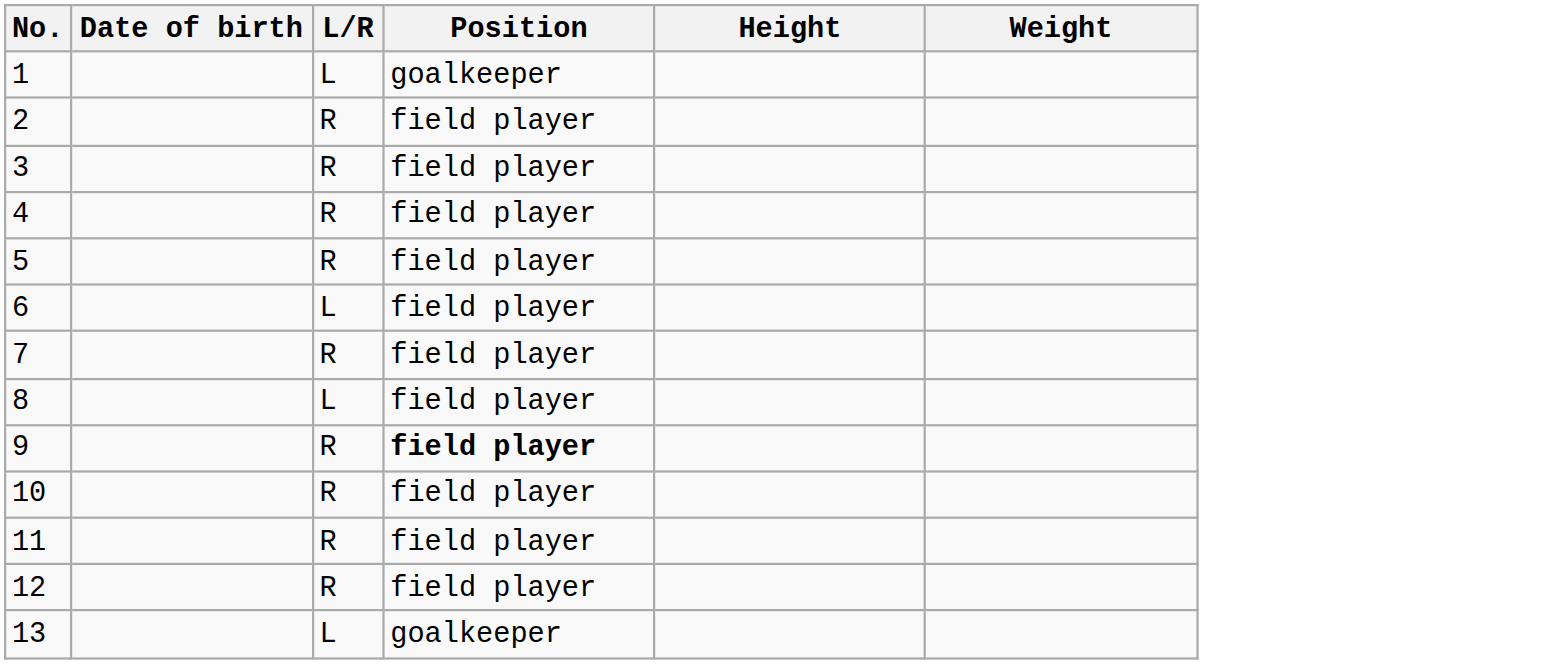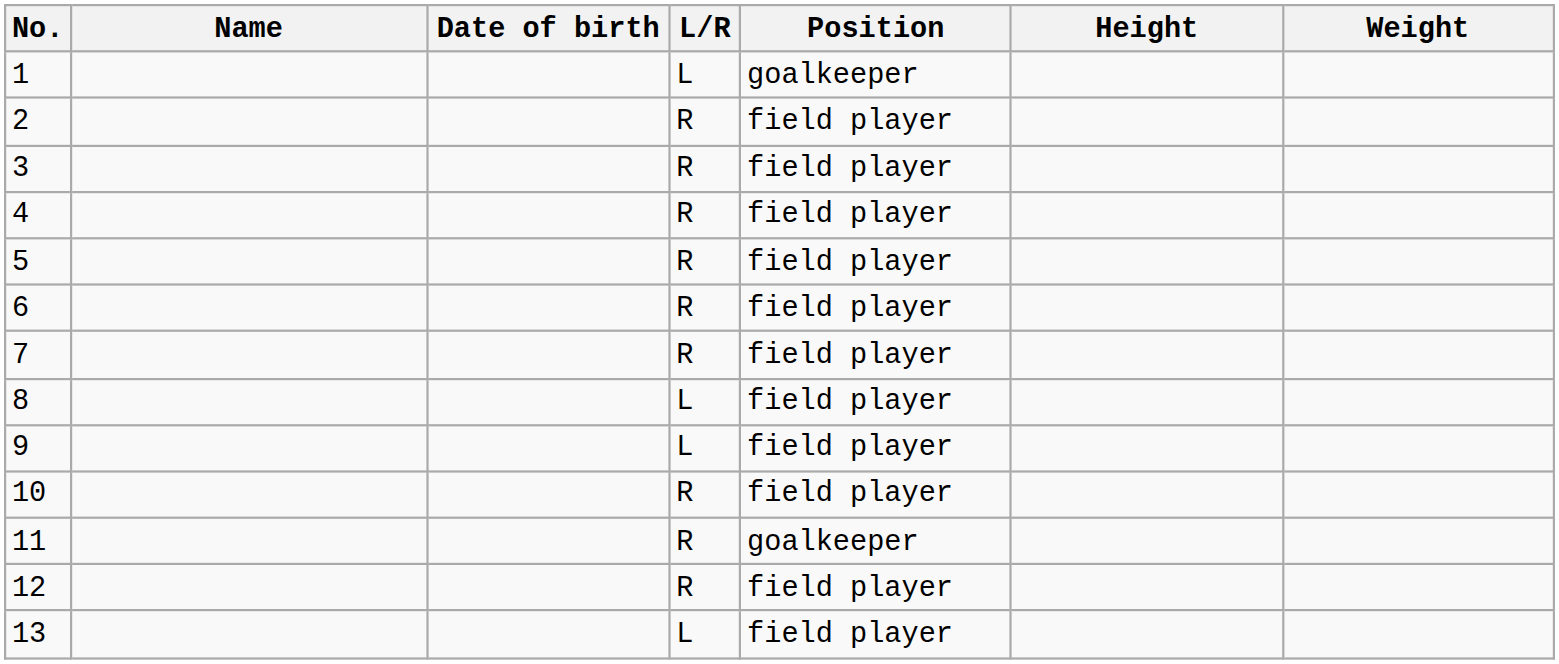+ column: (249, 28)
(328, 308) L -> (685, 308) R
(328, 448) R -> (685, 448) L
(493, 448) bold -> (850, 448) normal
(493, 541) field player -> (833, 541) goalkeeper
(476, 634) goalkeeper -> (850, 634) field player
